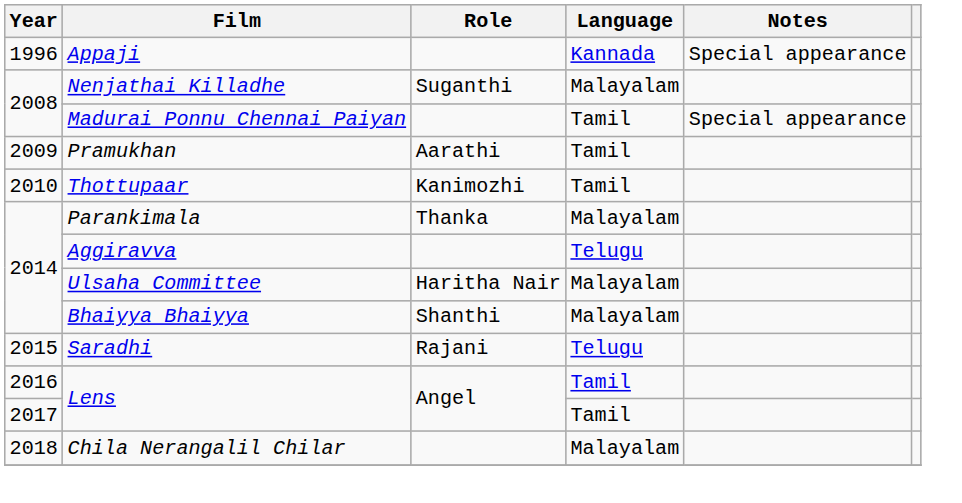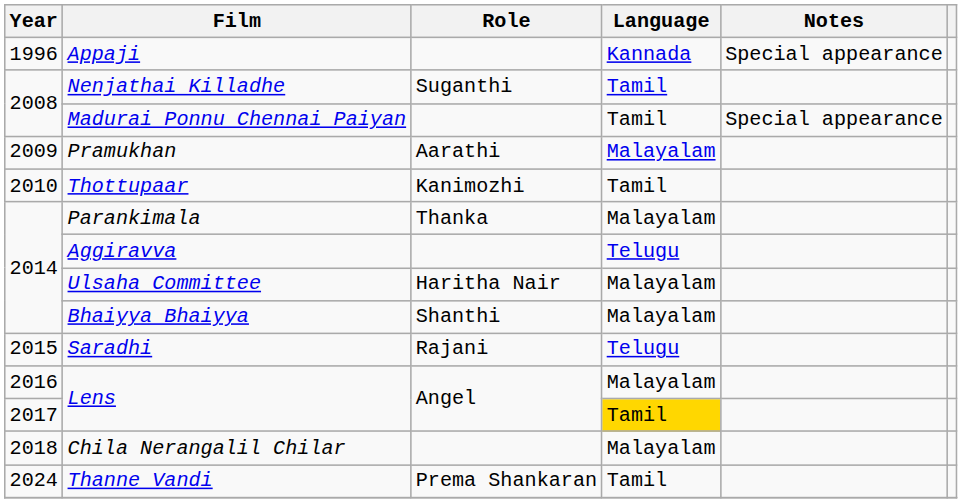(625, 87) Malayalam -> (637, 87) Tamil
(601, 153) Tamil -> (661, 153) Malayalam
(601, 382) Tamil -> (661, 382) Malayalam
(601, 415) no background -> (637, 415) gold background
+ row: (34, 481)
